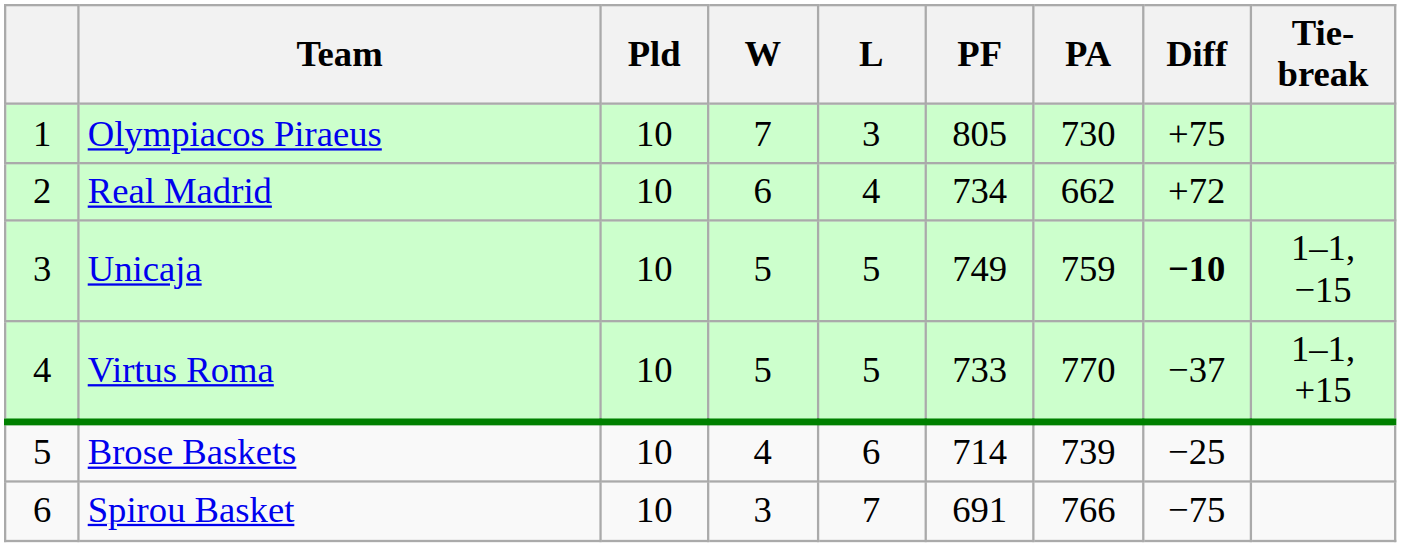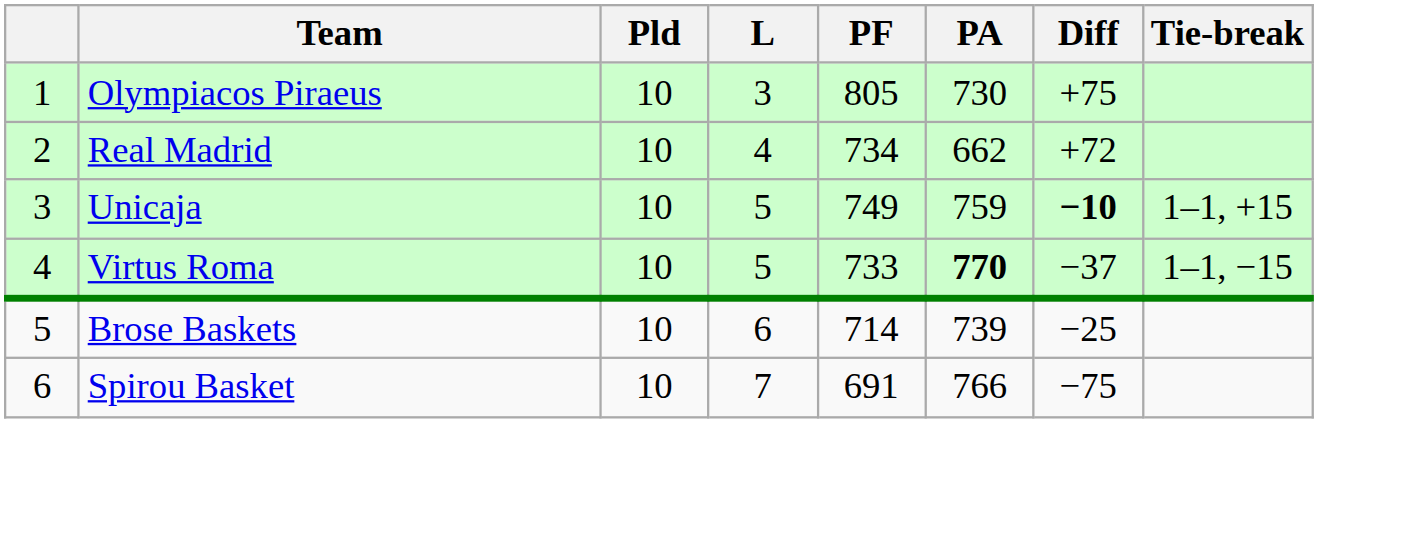- column: (763, 54)
(1323, 269) 1–1, −15 -> (1228, 207) 1–1, +15
(1088, 369) normal -> (980, 265) bold
(1323, 369) 1–1, +15 -> (1228, 265) 1–1, −15
